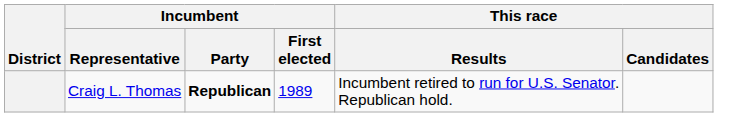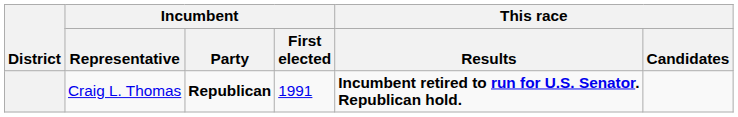(295, 91) 1989 -> (295, 91) 1991
(479, 91) normal -> (489, 91) bold
